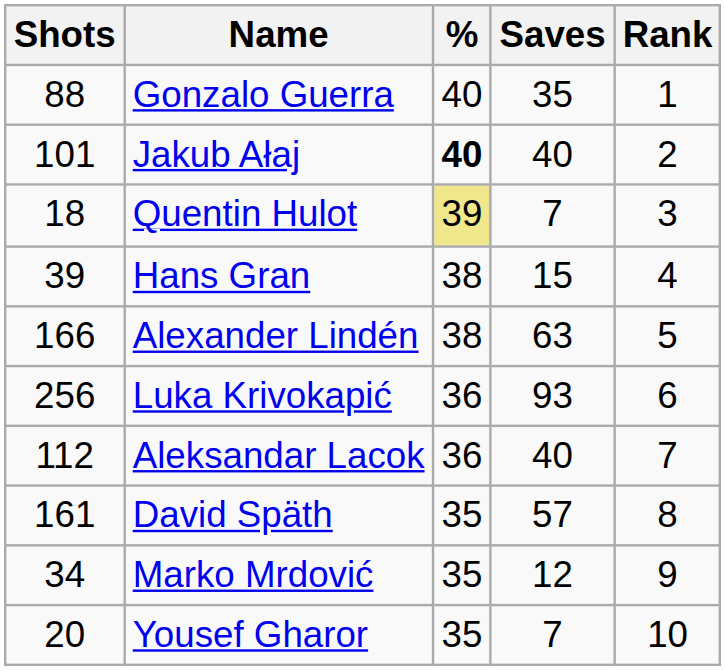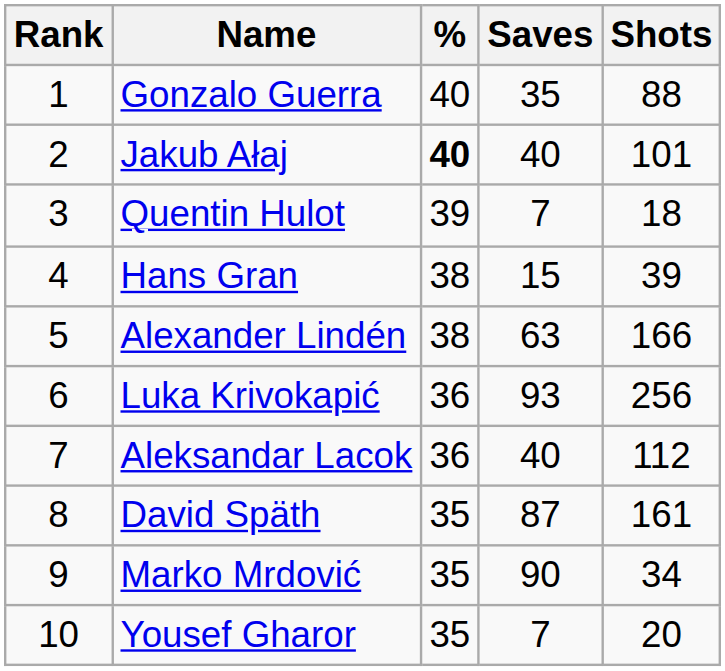columns swapped: (668, 34) <-> (65, 34)
(462, 215) khaki background -> (450, 215) no background
(553, 515) 57 -> (540, 515) 87
(553, 575) 12 -> (540, 575) 90
